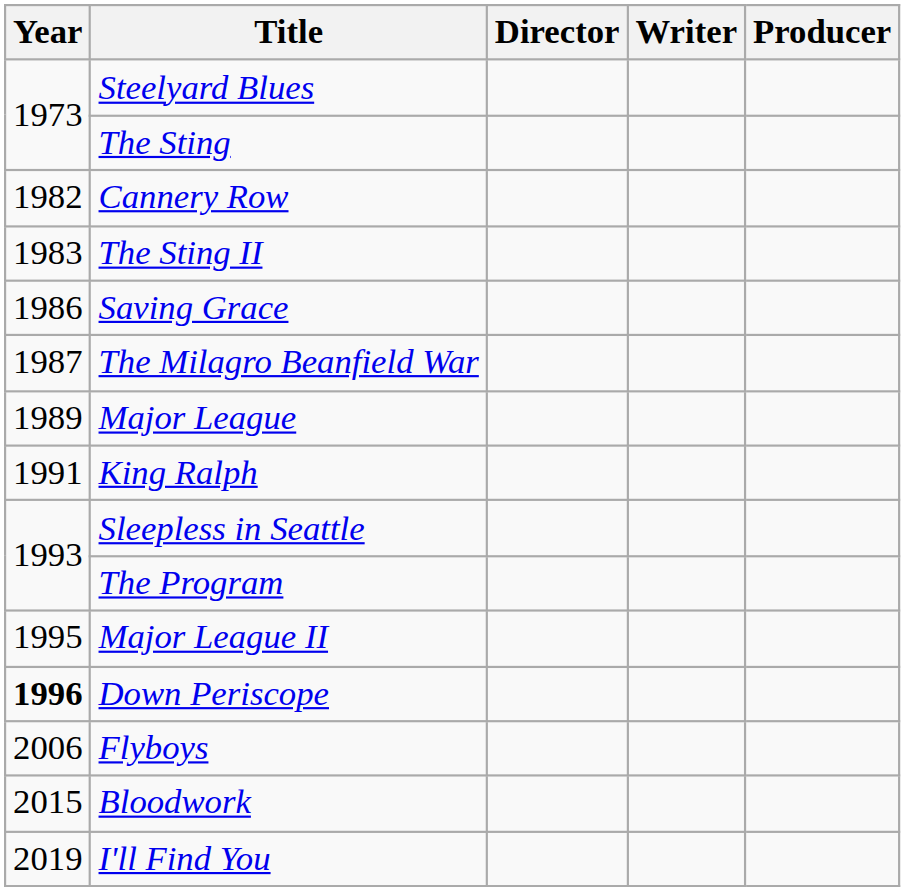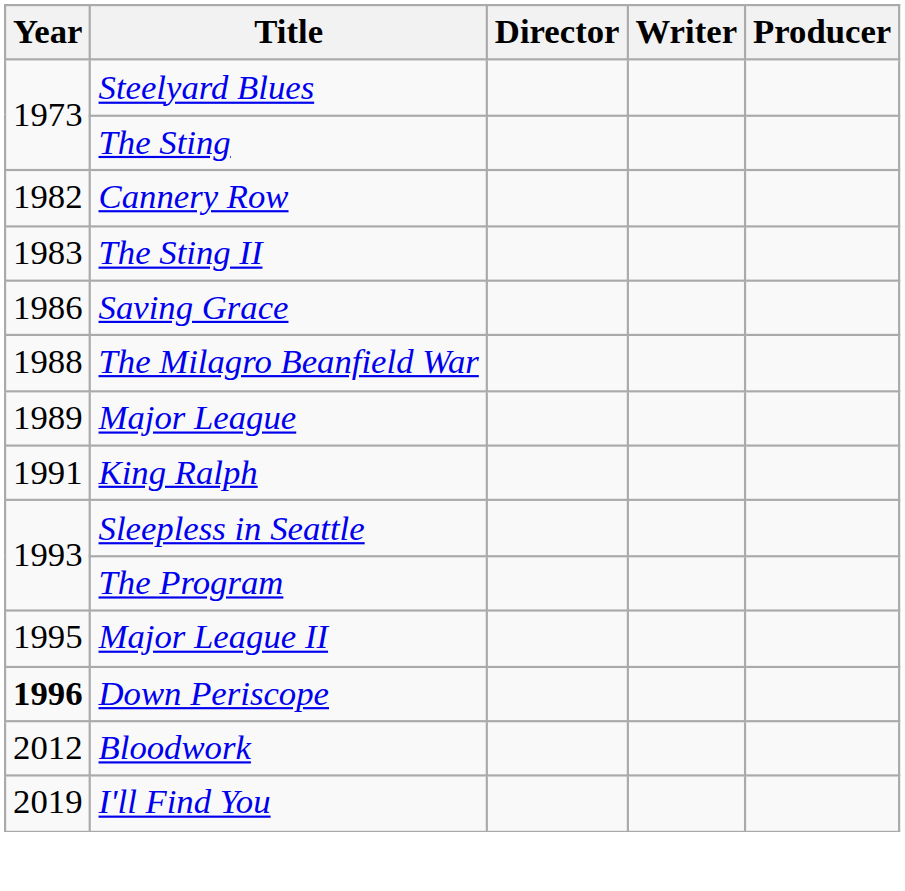(48, 362) 1987 -> (48, 362) 1988
- row: (153, 747)
(48, 802) 2015 -> (48, 747) 2012
